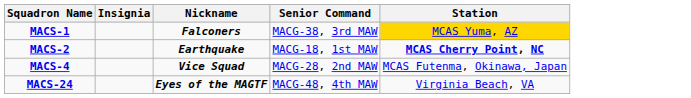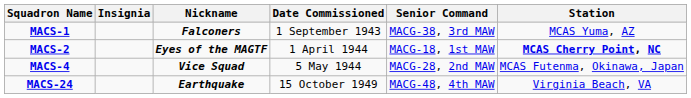+ column: (328, 13)
(475, 31) gold background -> (592, 31) no background
(211, 49) Earthquake -> (211, 49) Eyes of the MAGTF
(211, 85) Eyes of the MAGTF -> (211, 85) Earthquake
